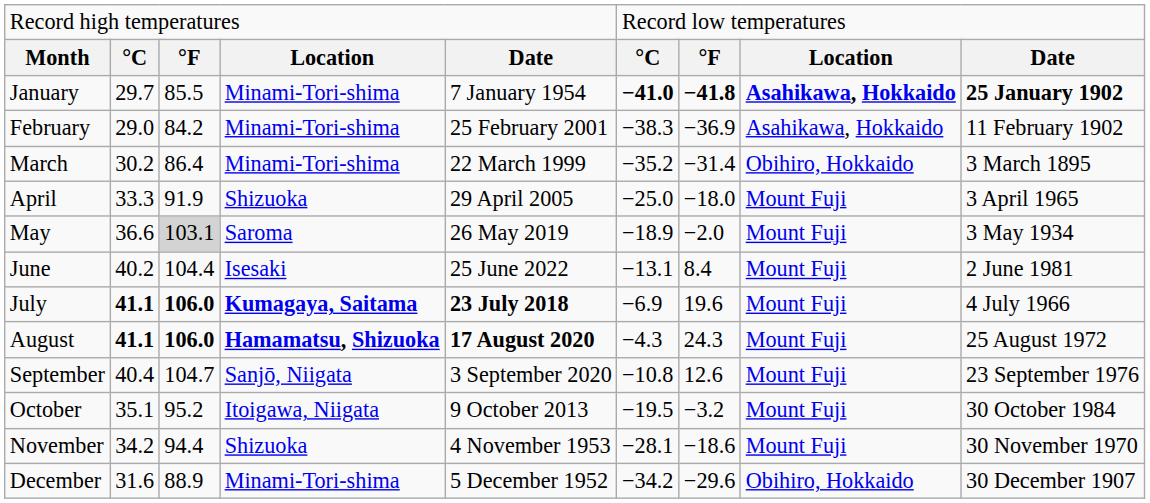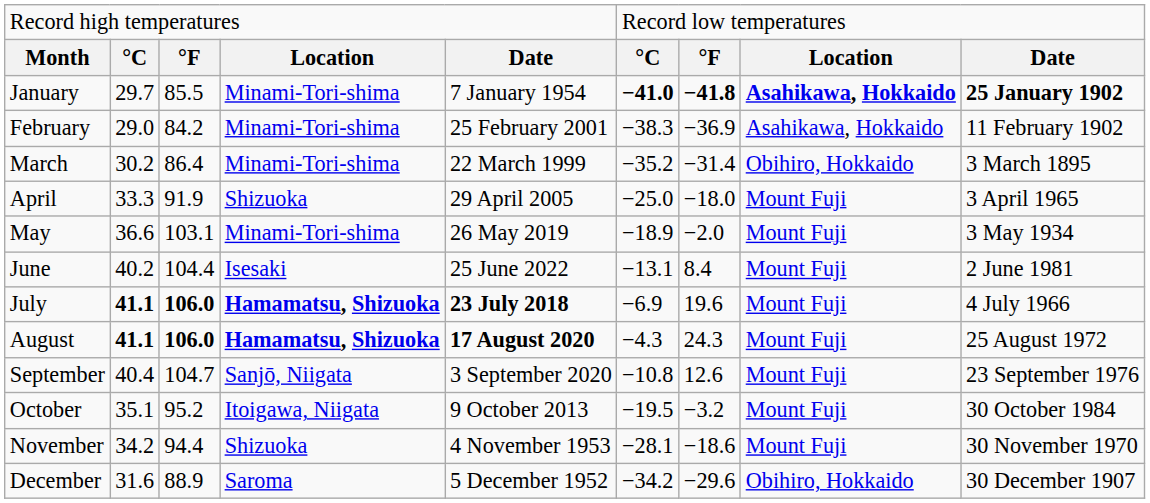(189, 233) lightgrey background -> (189, 233) no background
(259, 233) Saroma -> (312, 233) Minami-Tori-shima
(321, 304) Kumagaya, Saitama -> (332, 304) Hamamatsu, Shizuoka
(312, 480) Minami-Tori-shima -> (259, 480) Saroma
